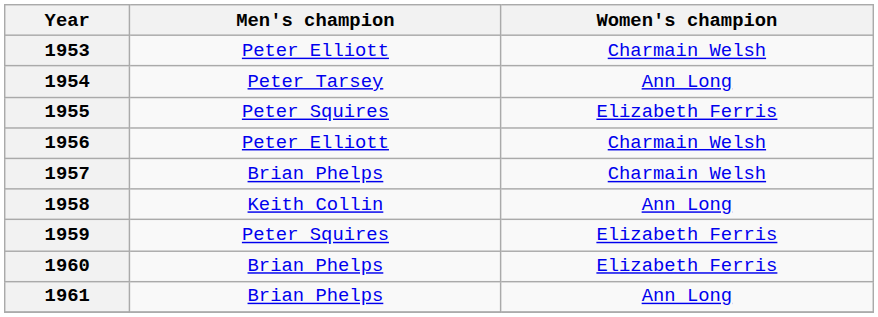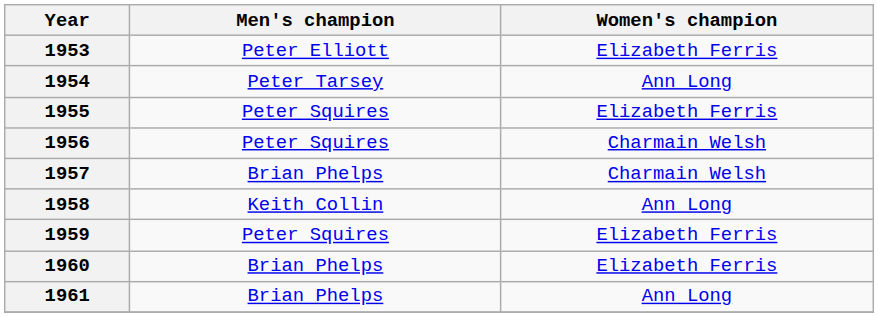(687, 51) Charmain Welsh -> (687, 51) Elizabeth Ferris
(315, 143) Peter Elliott -> (315, 143) Peter Squires
